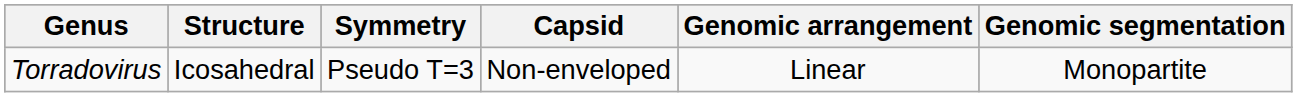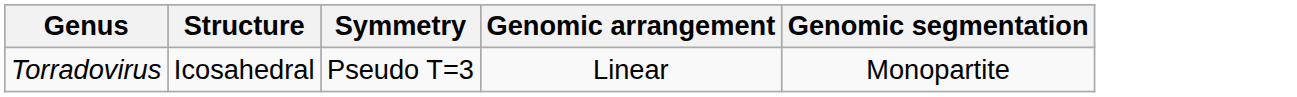- column: (579, 26)
